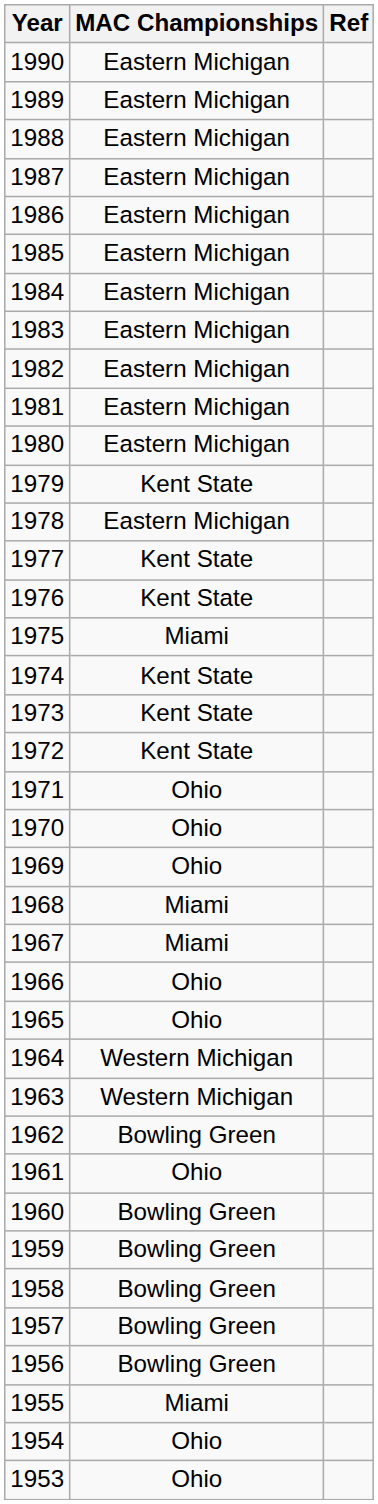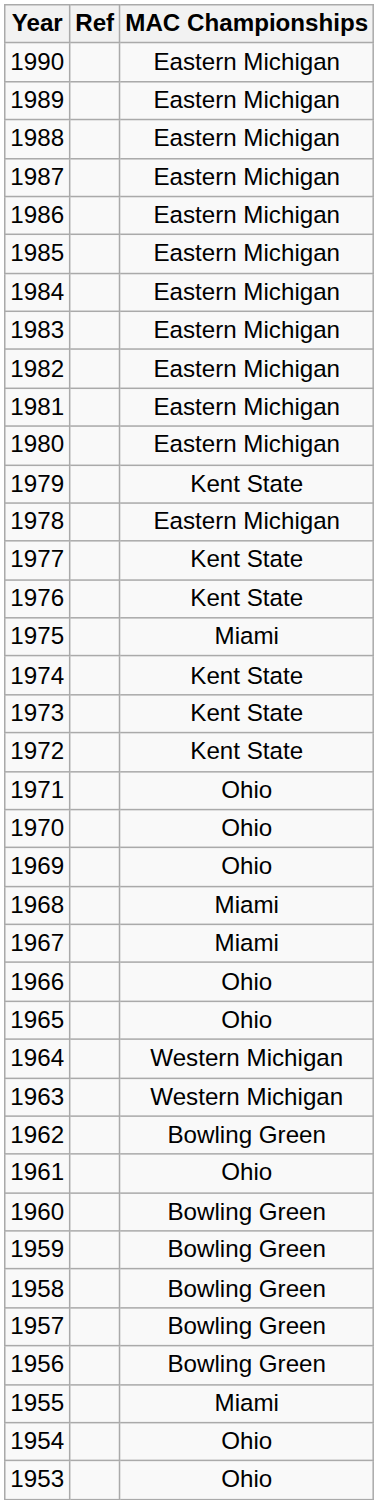columns swapped: (197, 23) <-> (349, 23)
